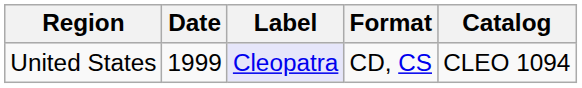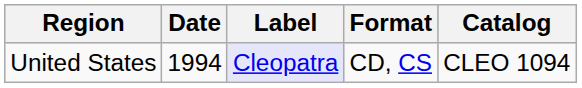(195, 62) 1999 -> (195, 62) 1994
